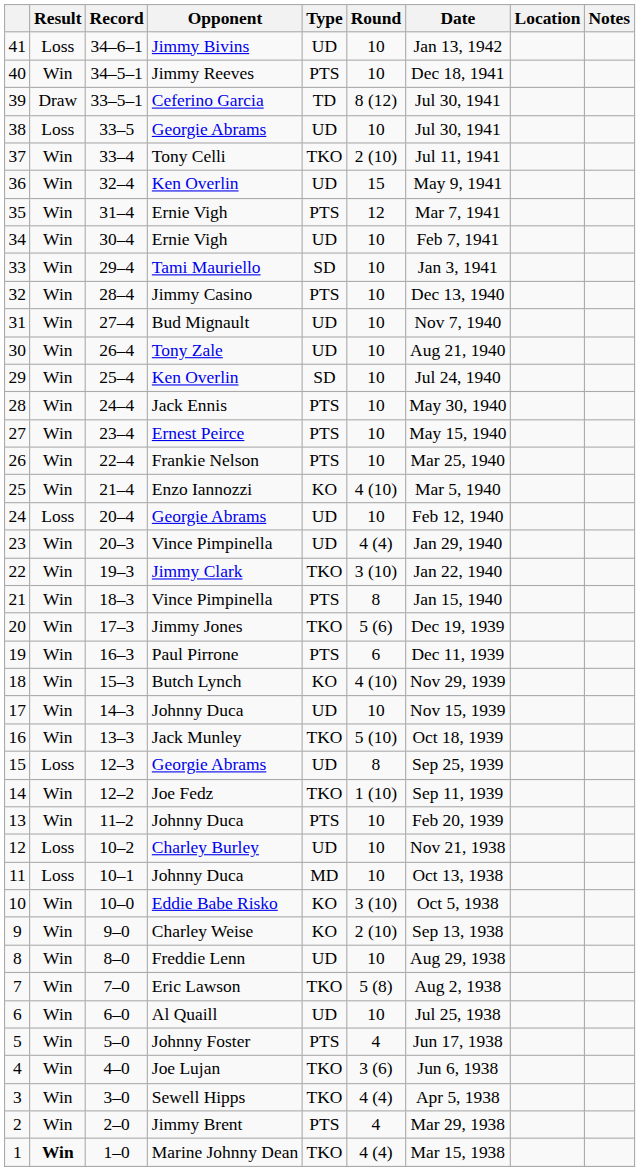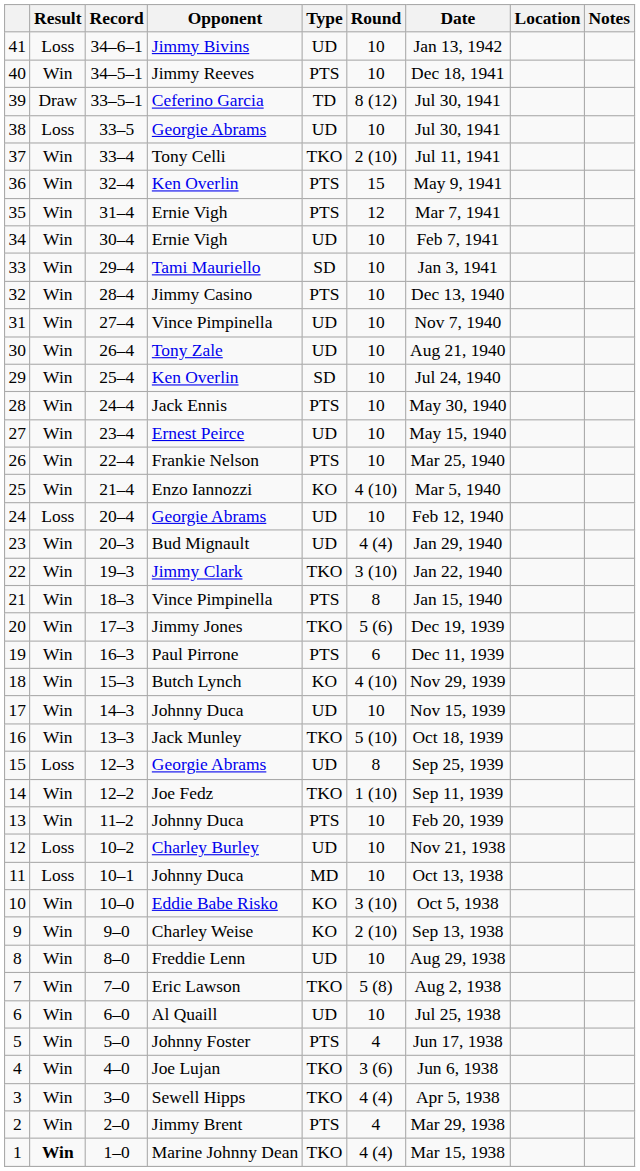(324, 184) UD -> (324, 184) PTS
(201, 322) Bud Mignault -> (212, 322) Vince Pimpinella
(324, 433) PTS -> (324, 433) UD
(212, 543) Vince Pimpinella -> (201, 543) Bud Mignault
